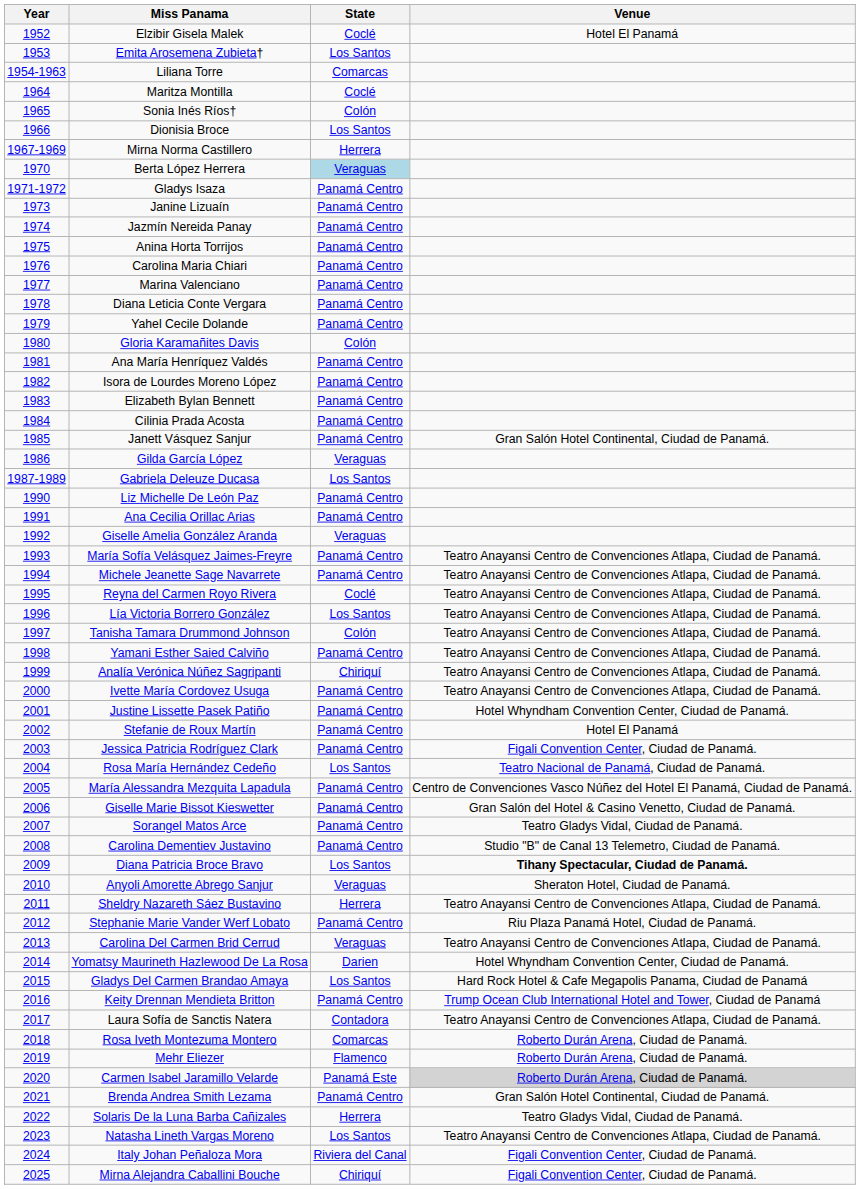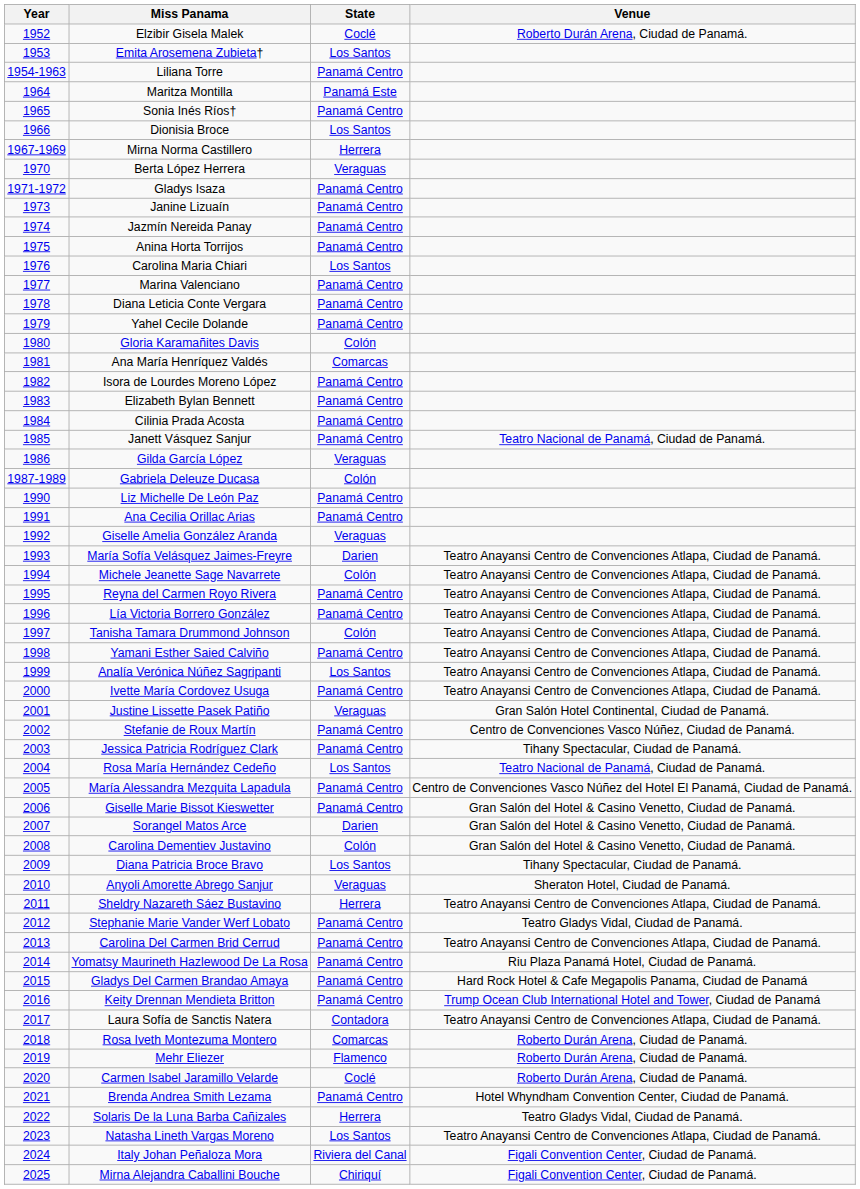(632, 34) Hotel El Panamá -> (632, 34) Roberto Durán Arena, Ciudad de Panamá.
(360, 72) Comarcas -> (360, 72) Panamá Centro
(360, 92) Coclé -> (360, 92) Panamá Este
(360, 111) Colón -> (360, 111) Panamá Centro
(360, 169) lightblue background -> (360, 169) no background
(360, 266) Panamá Centro -> (360, 266) Los Santos
(360, 363) Panamá Centro -> (360, 363) Comarcas
(632, 440) Gran Salón Hotel Continental, Ciudad de Panamá. -> (632, 440) Teatro Nacional de Panamá, Ciudad de Panamá.
(360, 479) Los Santos -> (360, 479) Colón
(360, 556) Panamá Centro -> (360, 556) Darien
(360, 575) Panamá Centro -> (360, 575) Colón
(360, 595) Coclé -> (360, 595) Panamá Centro
(360, 614) Los Santos -> (360, 614) Panamá Centro
(360, 672) Chiriquí -> (360, 672) Los Santos
(360, 711) Panamá Centro -> (360, 711) Veraguas
(632, 711) Hotel Whyndham Convention Center, Ciudad de Panamá. -> (632, 711) Gran Salón Hotel Continental, Ciudad de Panamá.
(632, 730) Hotel El Panamá -> (632, 730) Centro de Convenciones Vasco Núñez, Ciudad de Panamá.
(632, 749) Figali Convention Center, Ciudad de Panamá. -> (632, 749) Tihany Spectacular, Ciudad de Panamá.
(360, 827) Panamá Centro -> (360, 827) Darien
(632, 827) Teatro Gladys Vidal, Ciudad de Panamá. -> (632, 827) Gran Salón del Hotel & Casino Venetto, Ciudad de Panamá.
(360, 846) Panamá Centro -> (360, 846) Colón
(632, 846) Studio "B" de Canal 13 Telemetro, Ciudad de Panamá. -> (632, 846) Gran Salón del Hotel & Casino Venetto, Ciudad de Panamá.
(632, 865) bold -> (632, 865) normal
(632, 923) Riu Plaza Panamá Hotel, Ciudad de Panamá. -> (632, 923) Teatro Gladys Vidal, Ciudad de Panamá.
(360, 943) Veraguas -> (360, 943) Panamá Centro
(360, 962) Darien -> (360, 962) Panamá Centro
(632, 962) Hotel Whyndham Convention Center, Ciudad de Panamá. -> (632, 962) Riu Plaza Panamá Hotel, Ciudad de Panamá.
(360, 981) Los Santos -> (360, 981) Panamá Centro
(360, 1078) Panamá Este -> (360, 1078) Coclé
(632, 1078) lightgrey background -> (632, 1078) no background
(632, 1097) Gran Salón Hotel Continental, Ciudad de Panamá. -> (632, 1097) Hotel Whyndham Convention Center, Ciudad de Panamá.
